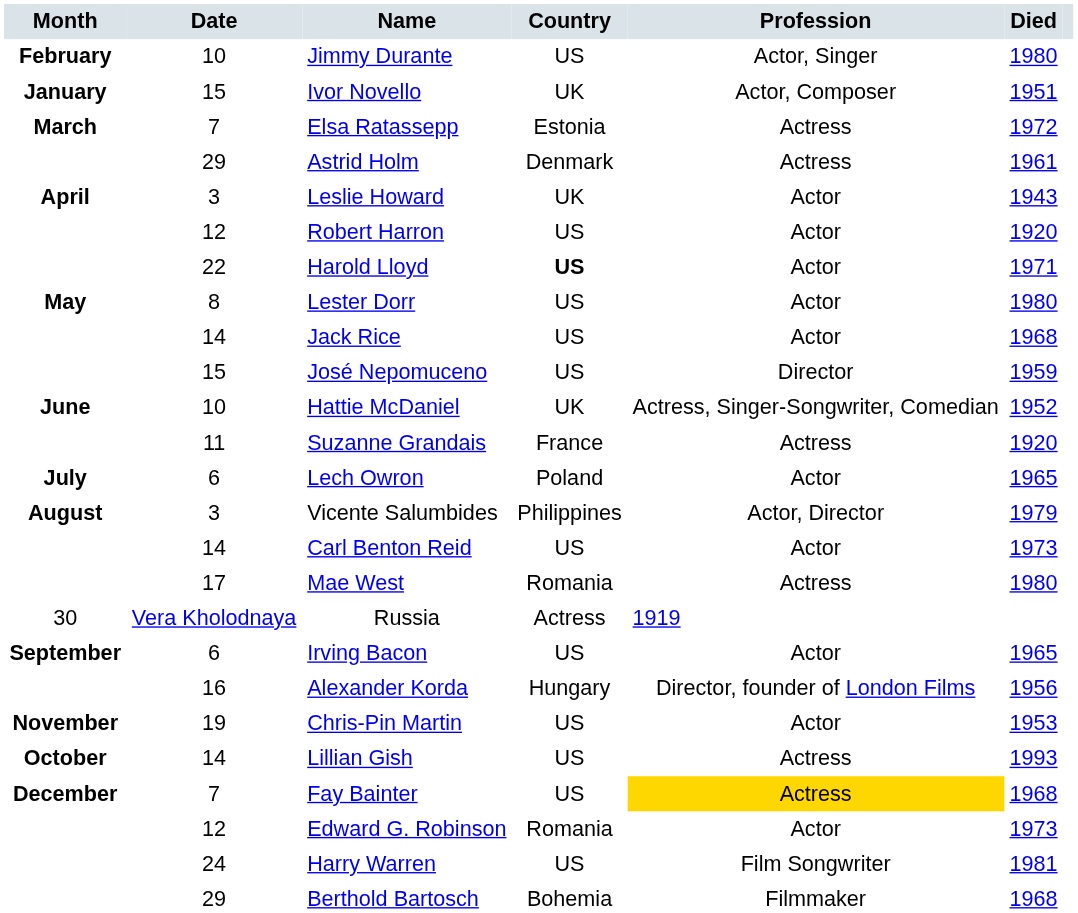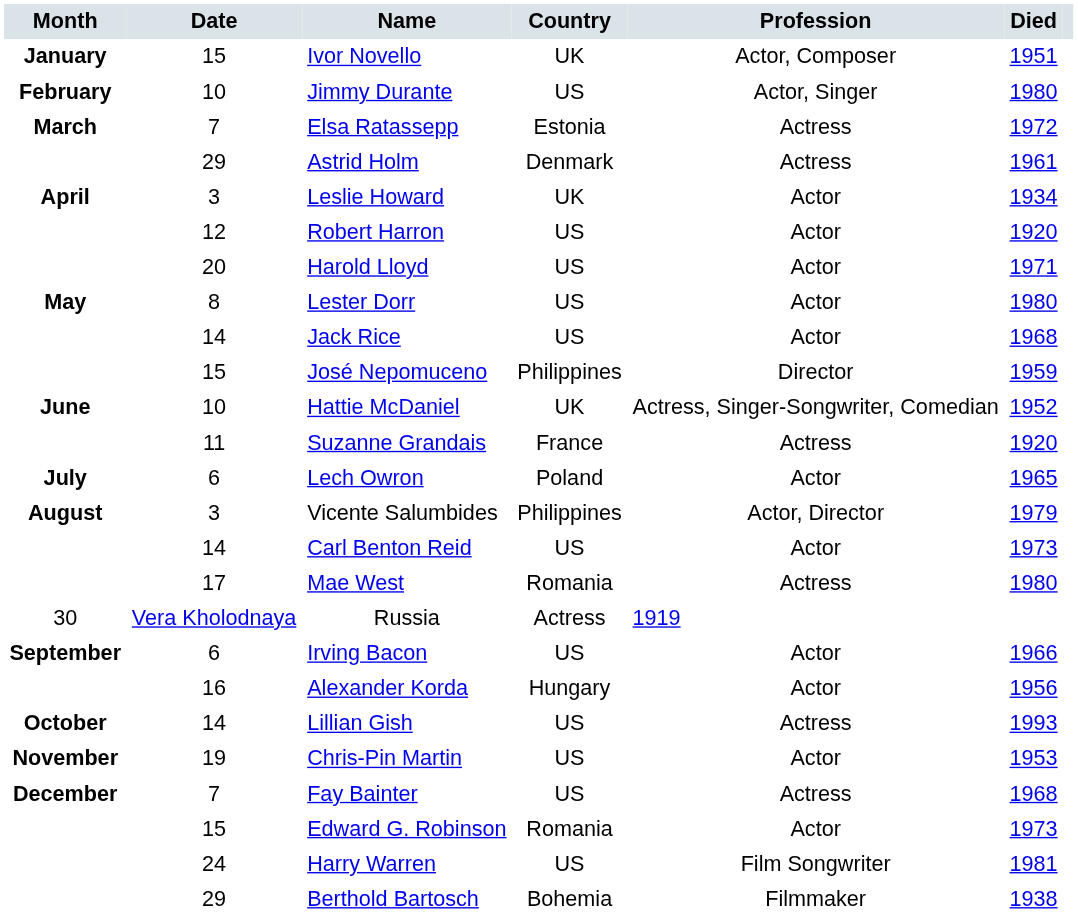rows swapped: (364, 91) <-> (380, 56)
(1034, 196) 1943 -> (1034, 196) 1934
(214, 267) 22 -> (214, 267) 20
(570, 267) bold -> (570, 267) normal
(570, 372) US -> (570, 372) Philippines
(1034, 653) 1965 -> (1034, 653) 1966
(816, 688) Director, founder of London Films -> (816, 688) Actor
rows swapped: (360, 758) <-> (385, 723)
(816, 793) gold background -> (816, 793) no background
(214, 828) 12 -> (214, 828) 15
(1034, 898) 1968 -> (1034, 898) 1938
